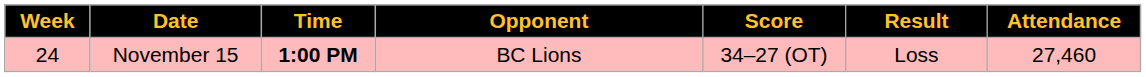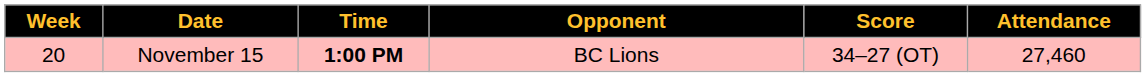- column: (916, 21)
(47, 54) 24 -> (54, 54) 20
